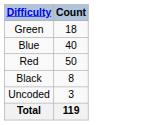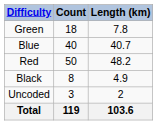+ column: (121, 12)
